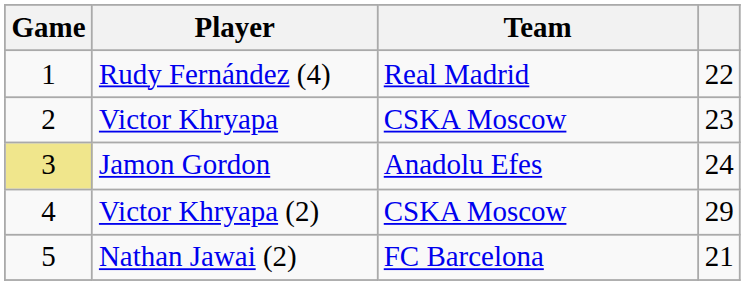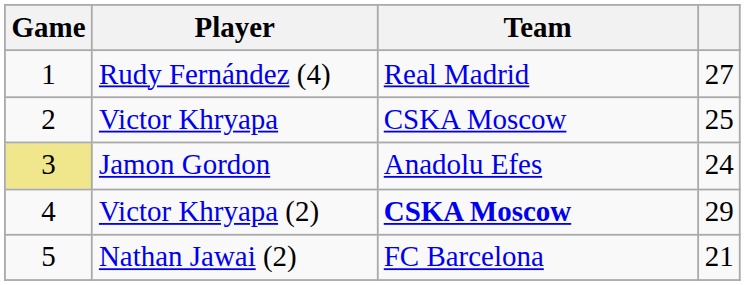(719, 73) 22 -> (719, 73) 27
(719, 119) 23 -> (719, 119) 25
(475, 211) normal -> (477, 211) bold
